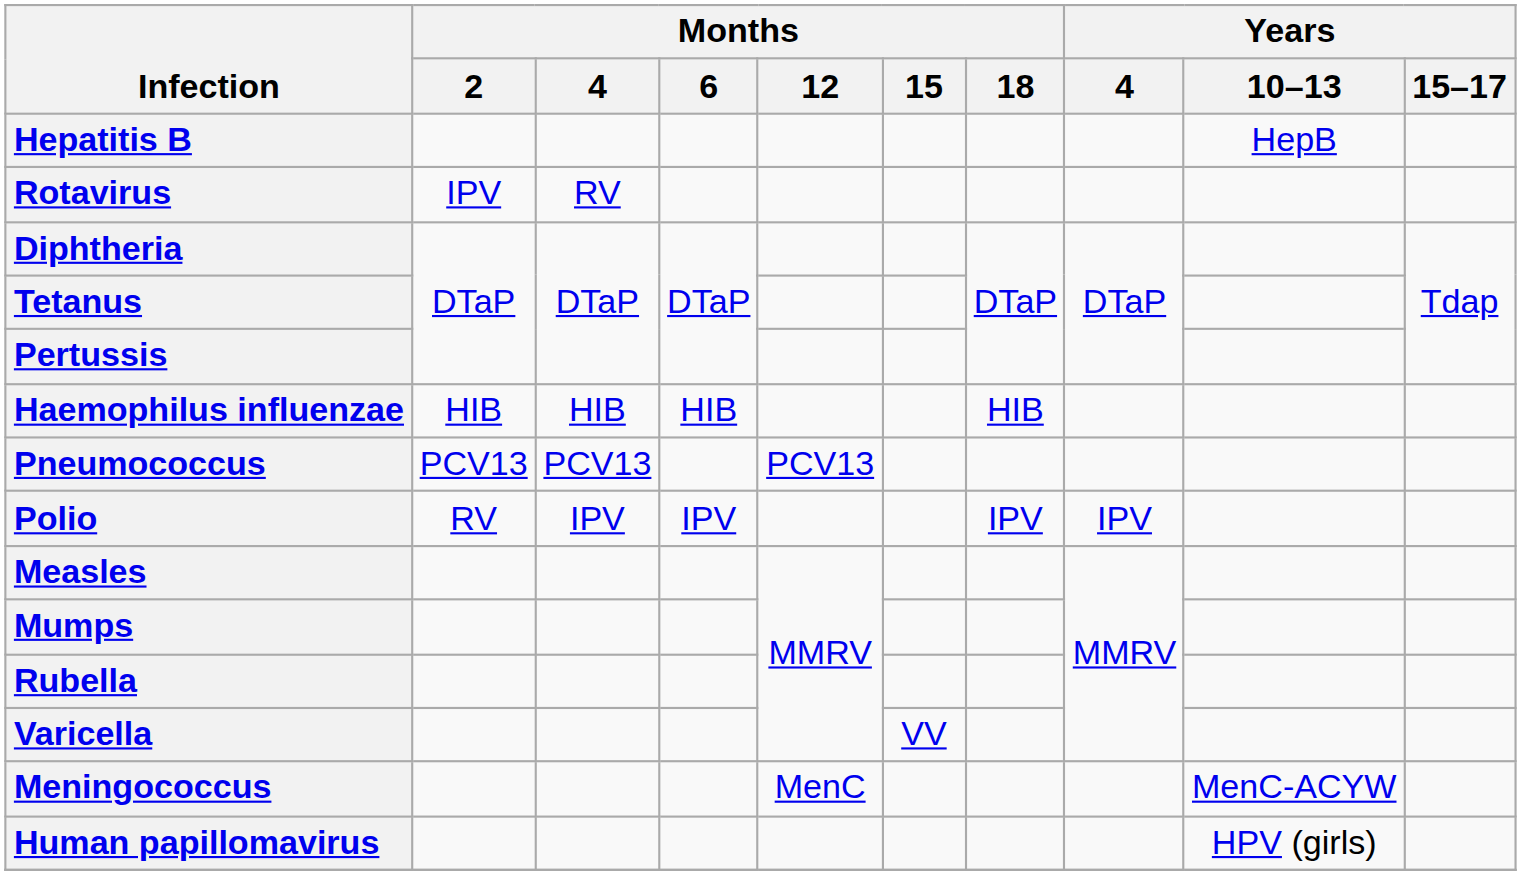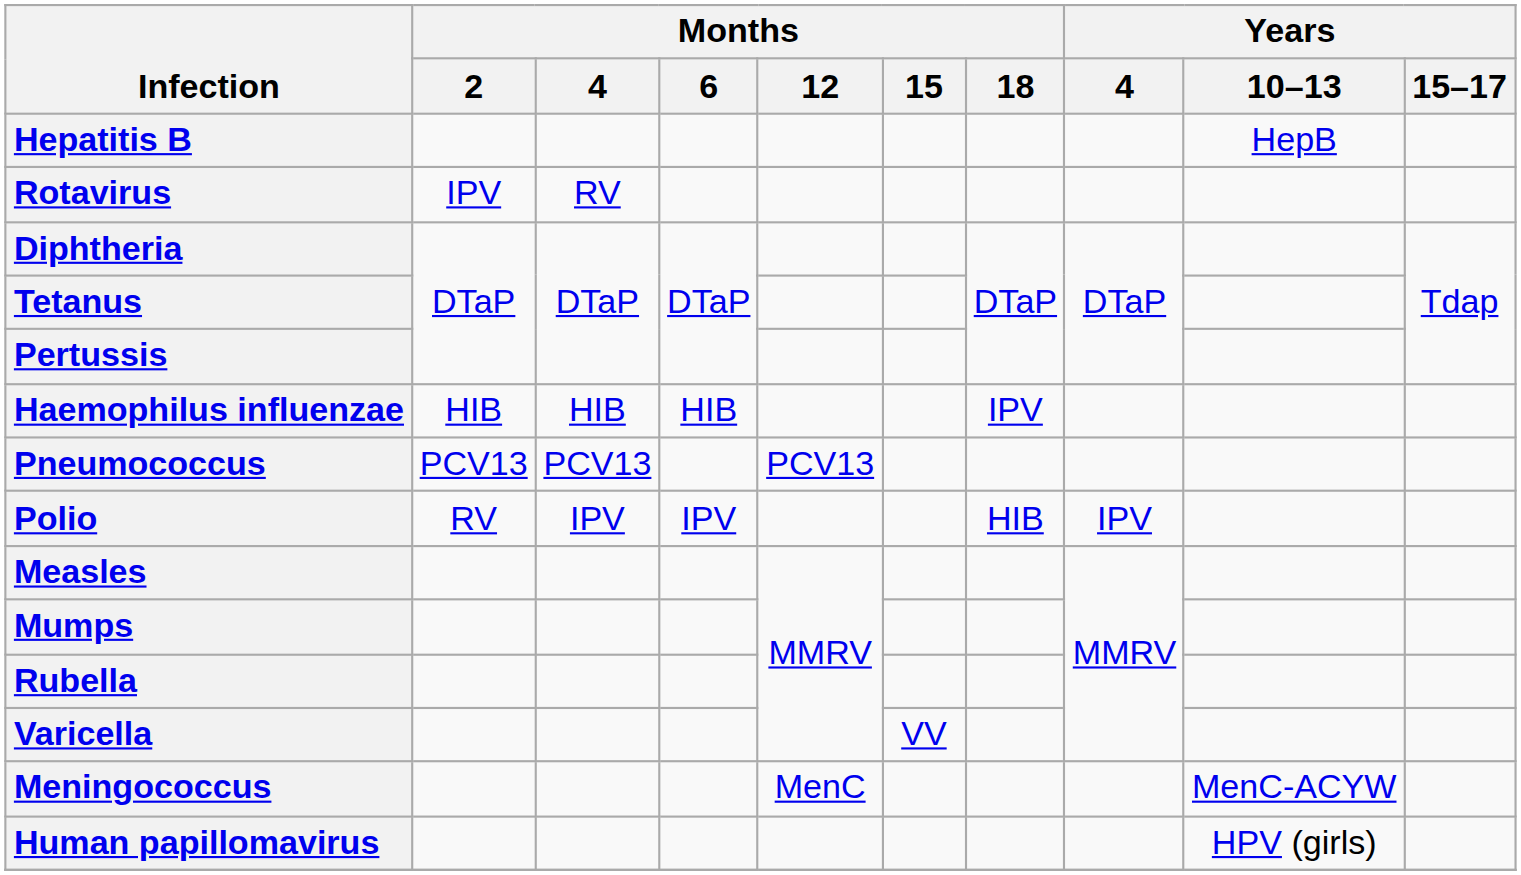(1015, 409) HIB -> (1015, 409) IPV
(1015, 517) IPV -> (1015, 517) HIB
